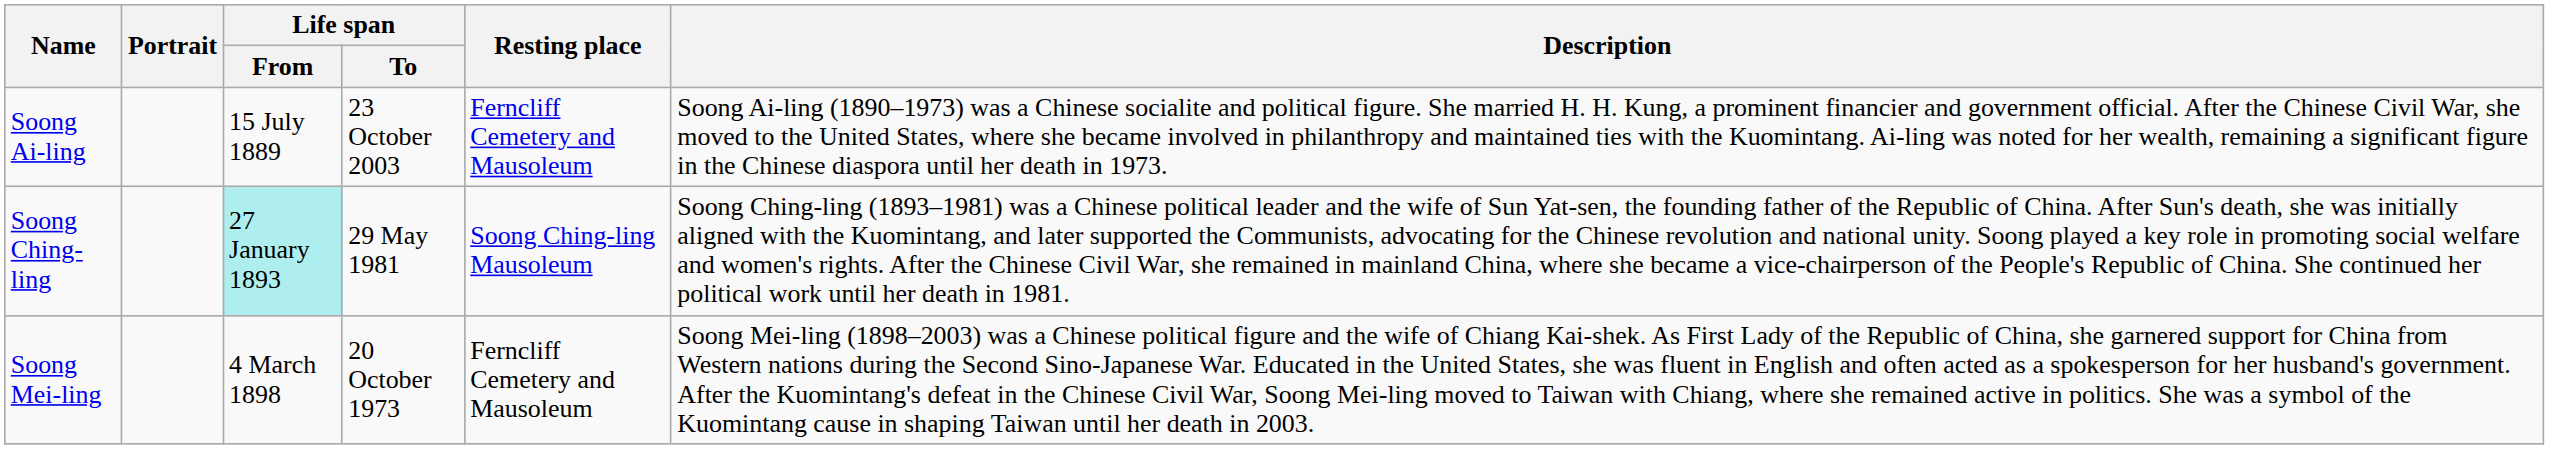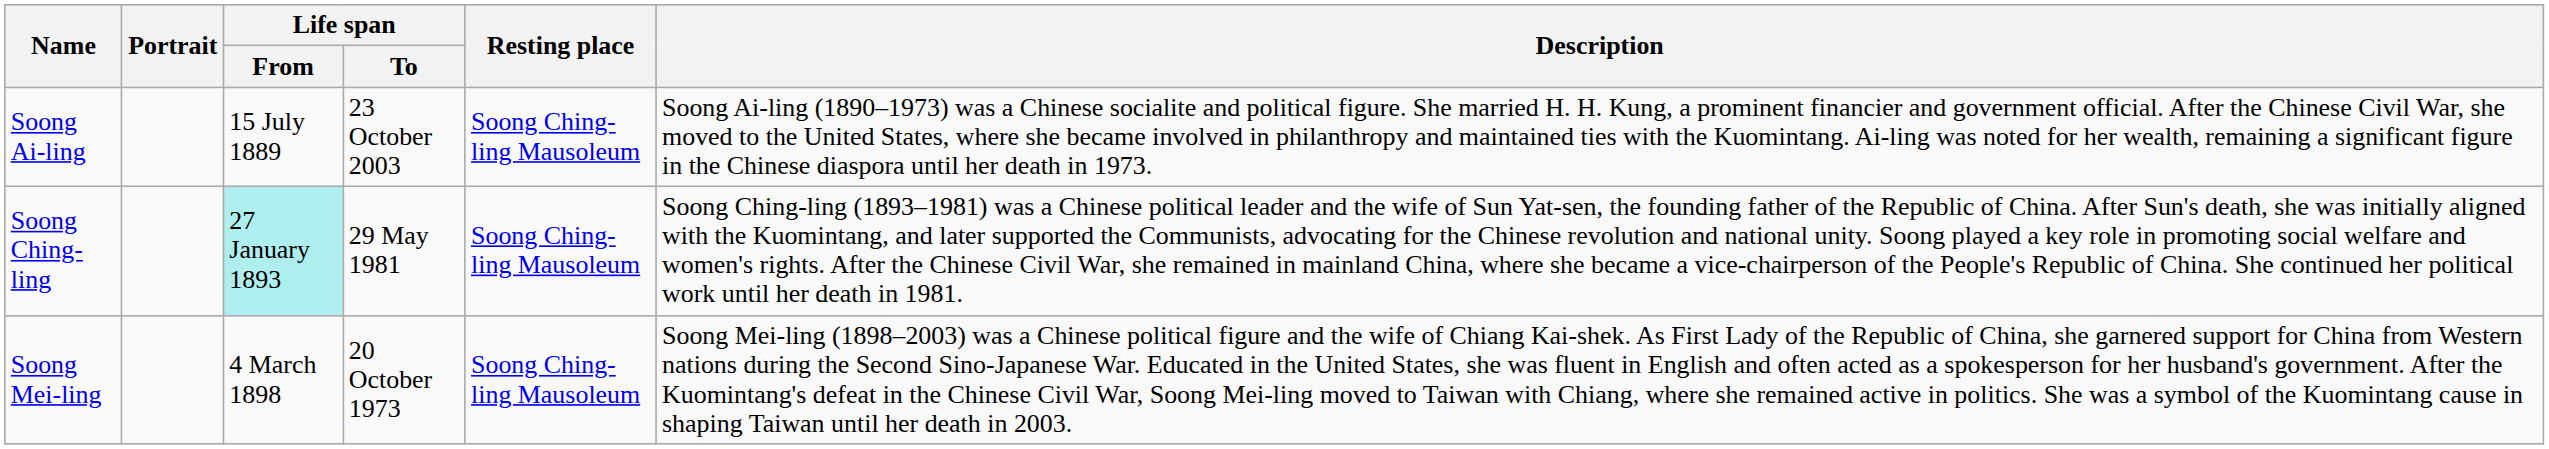(543, 136) Ferncliff Cemetery and Mausoleum -> (556, 136) Soong Ching-ling Mausoleum
(543, 379) Ferncliff Cemetery and Mausoleum -> (556, 379) Soong Ching-ling Mausoleum
